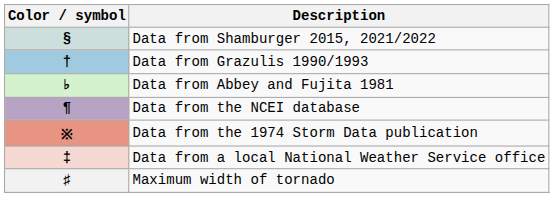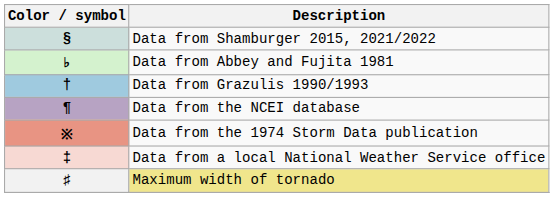rows swapped: (67, 62) <-> (67, 86)
(234, 180) no background -> (234, 180) khaki background
